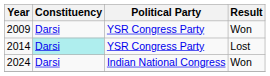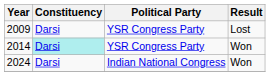(241, 29) Won -> (240, 29) Lost
(240, 46) Lost -> (241, 46) Won
